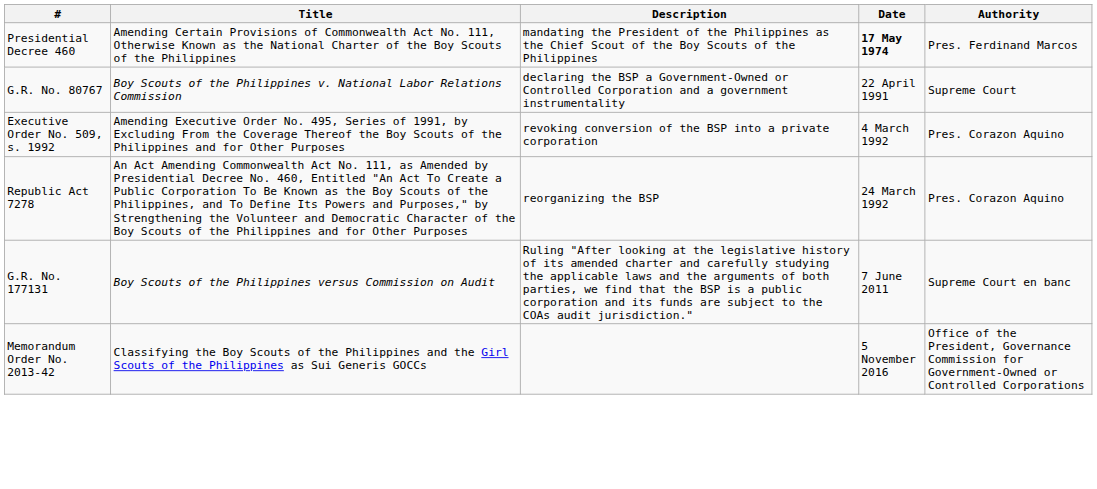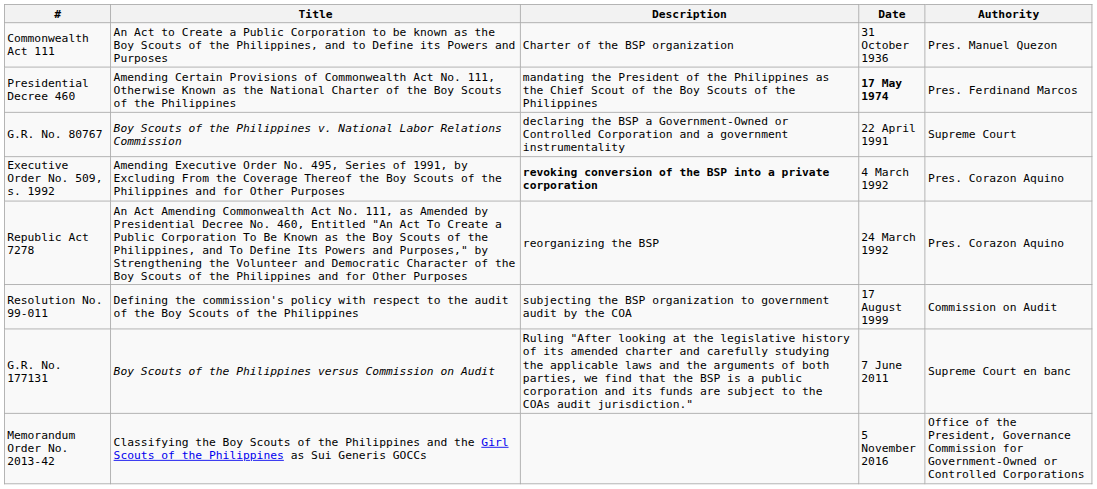+ row: (48, 45)
(676, 134) normal -> (676, 179) bold
+ row: (55, 307)
